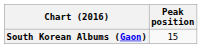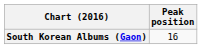(173, 37) 15 -> (173, 37) 16
